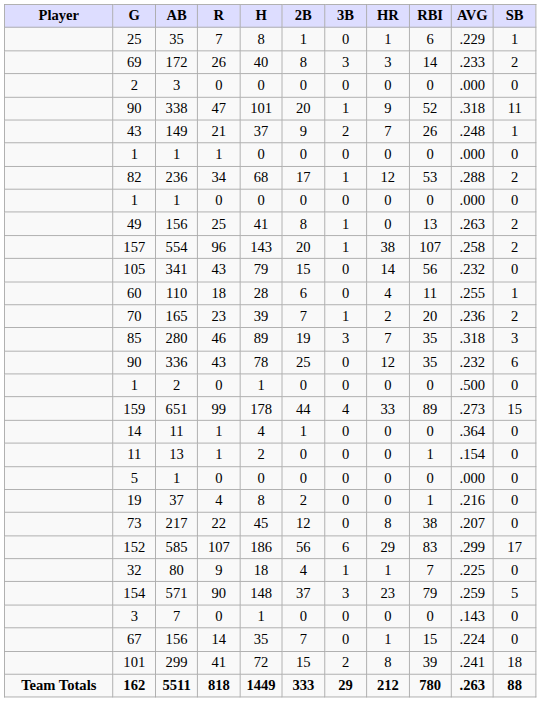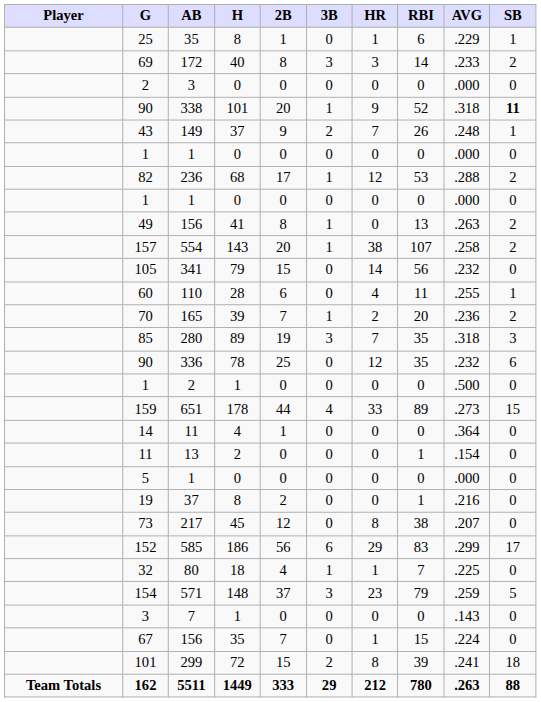- column: (219, 16)
(515, 108) normal -> (513, 108) bold
